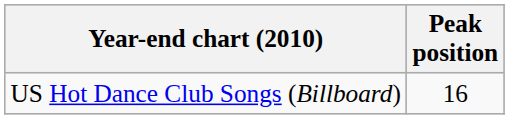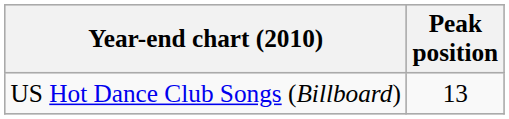(455, 93) 16 -> (455, 93) 13
